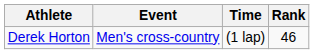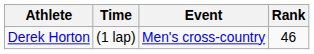columns swapped: (158, 16) <-> (246, 16)
